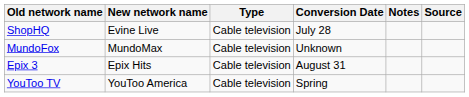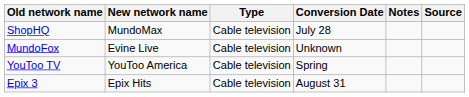(133, 30) Evine Live -> (135, 30) MundoMax
(135, 48) MundoMax -> (133, 48) Evine Live
rows swapped: (22, 65) <-> (34, 83)
